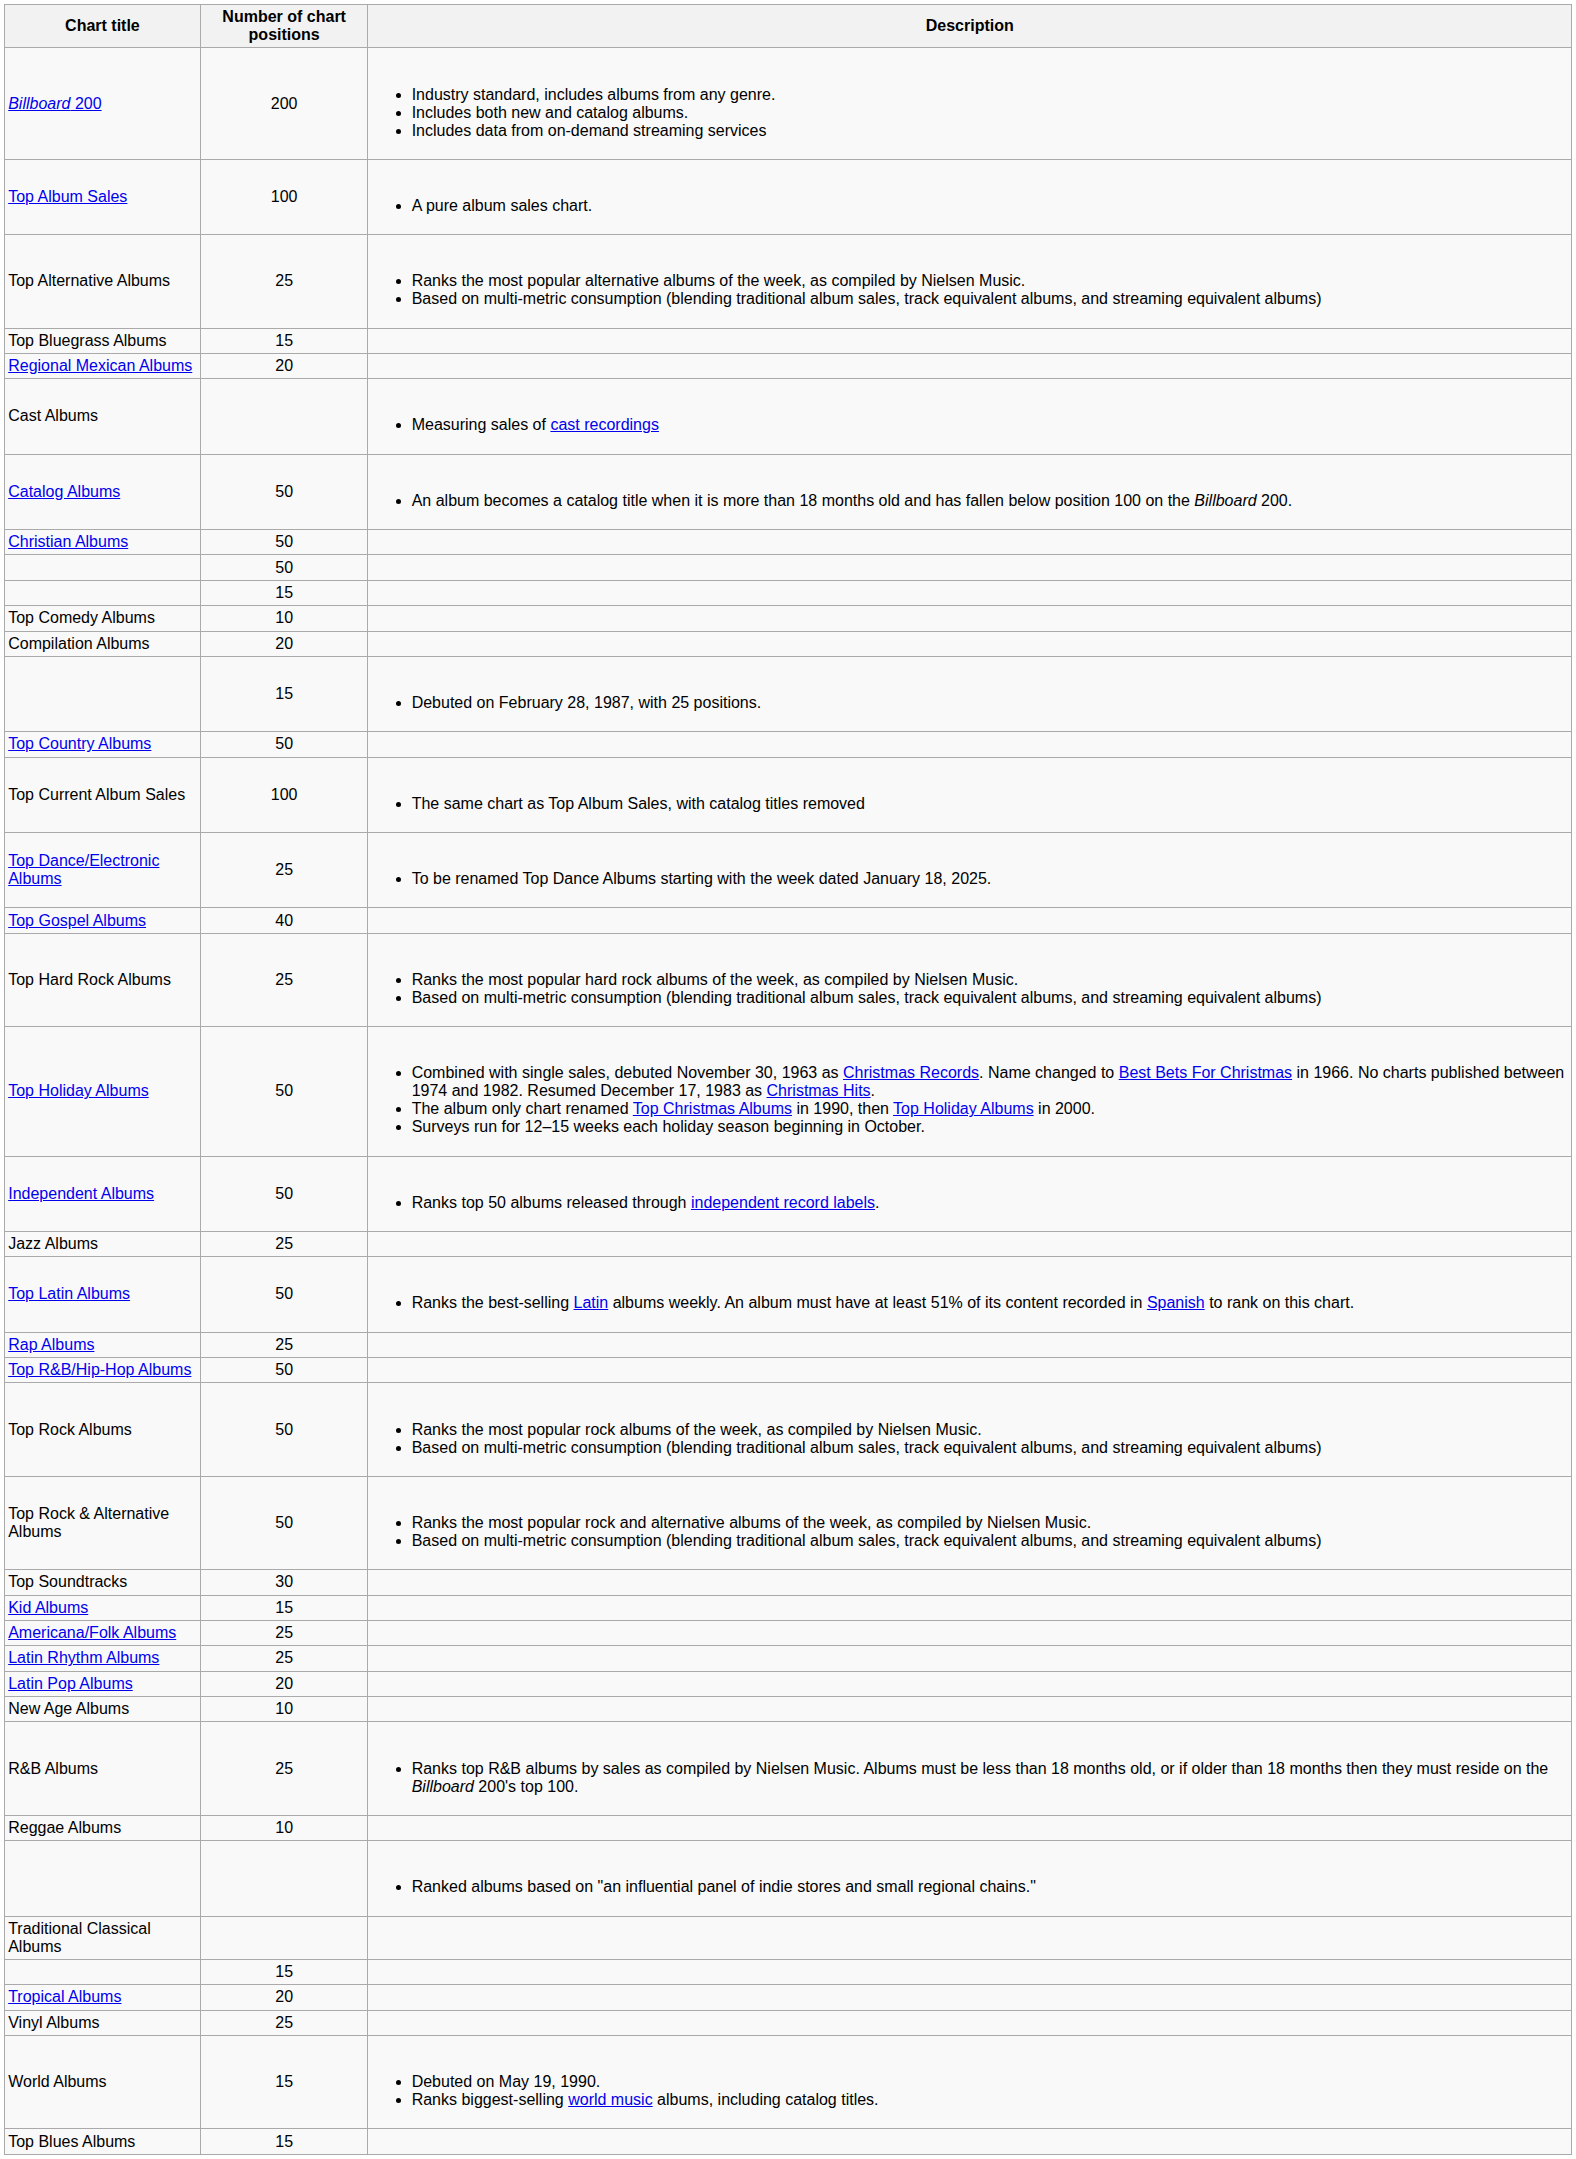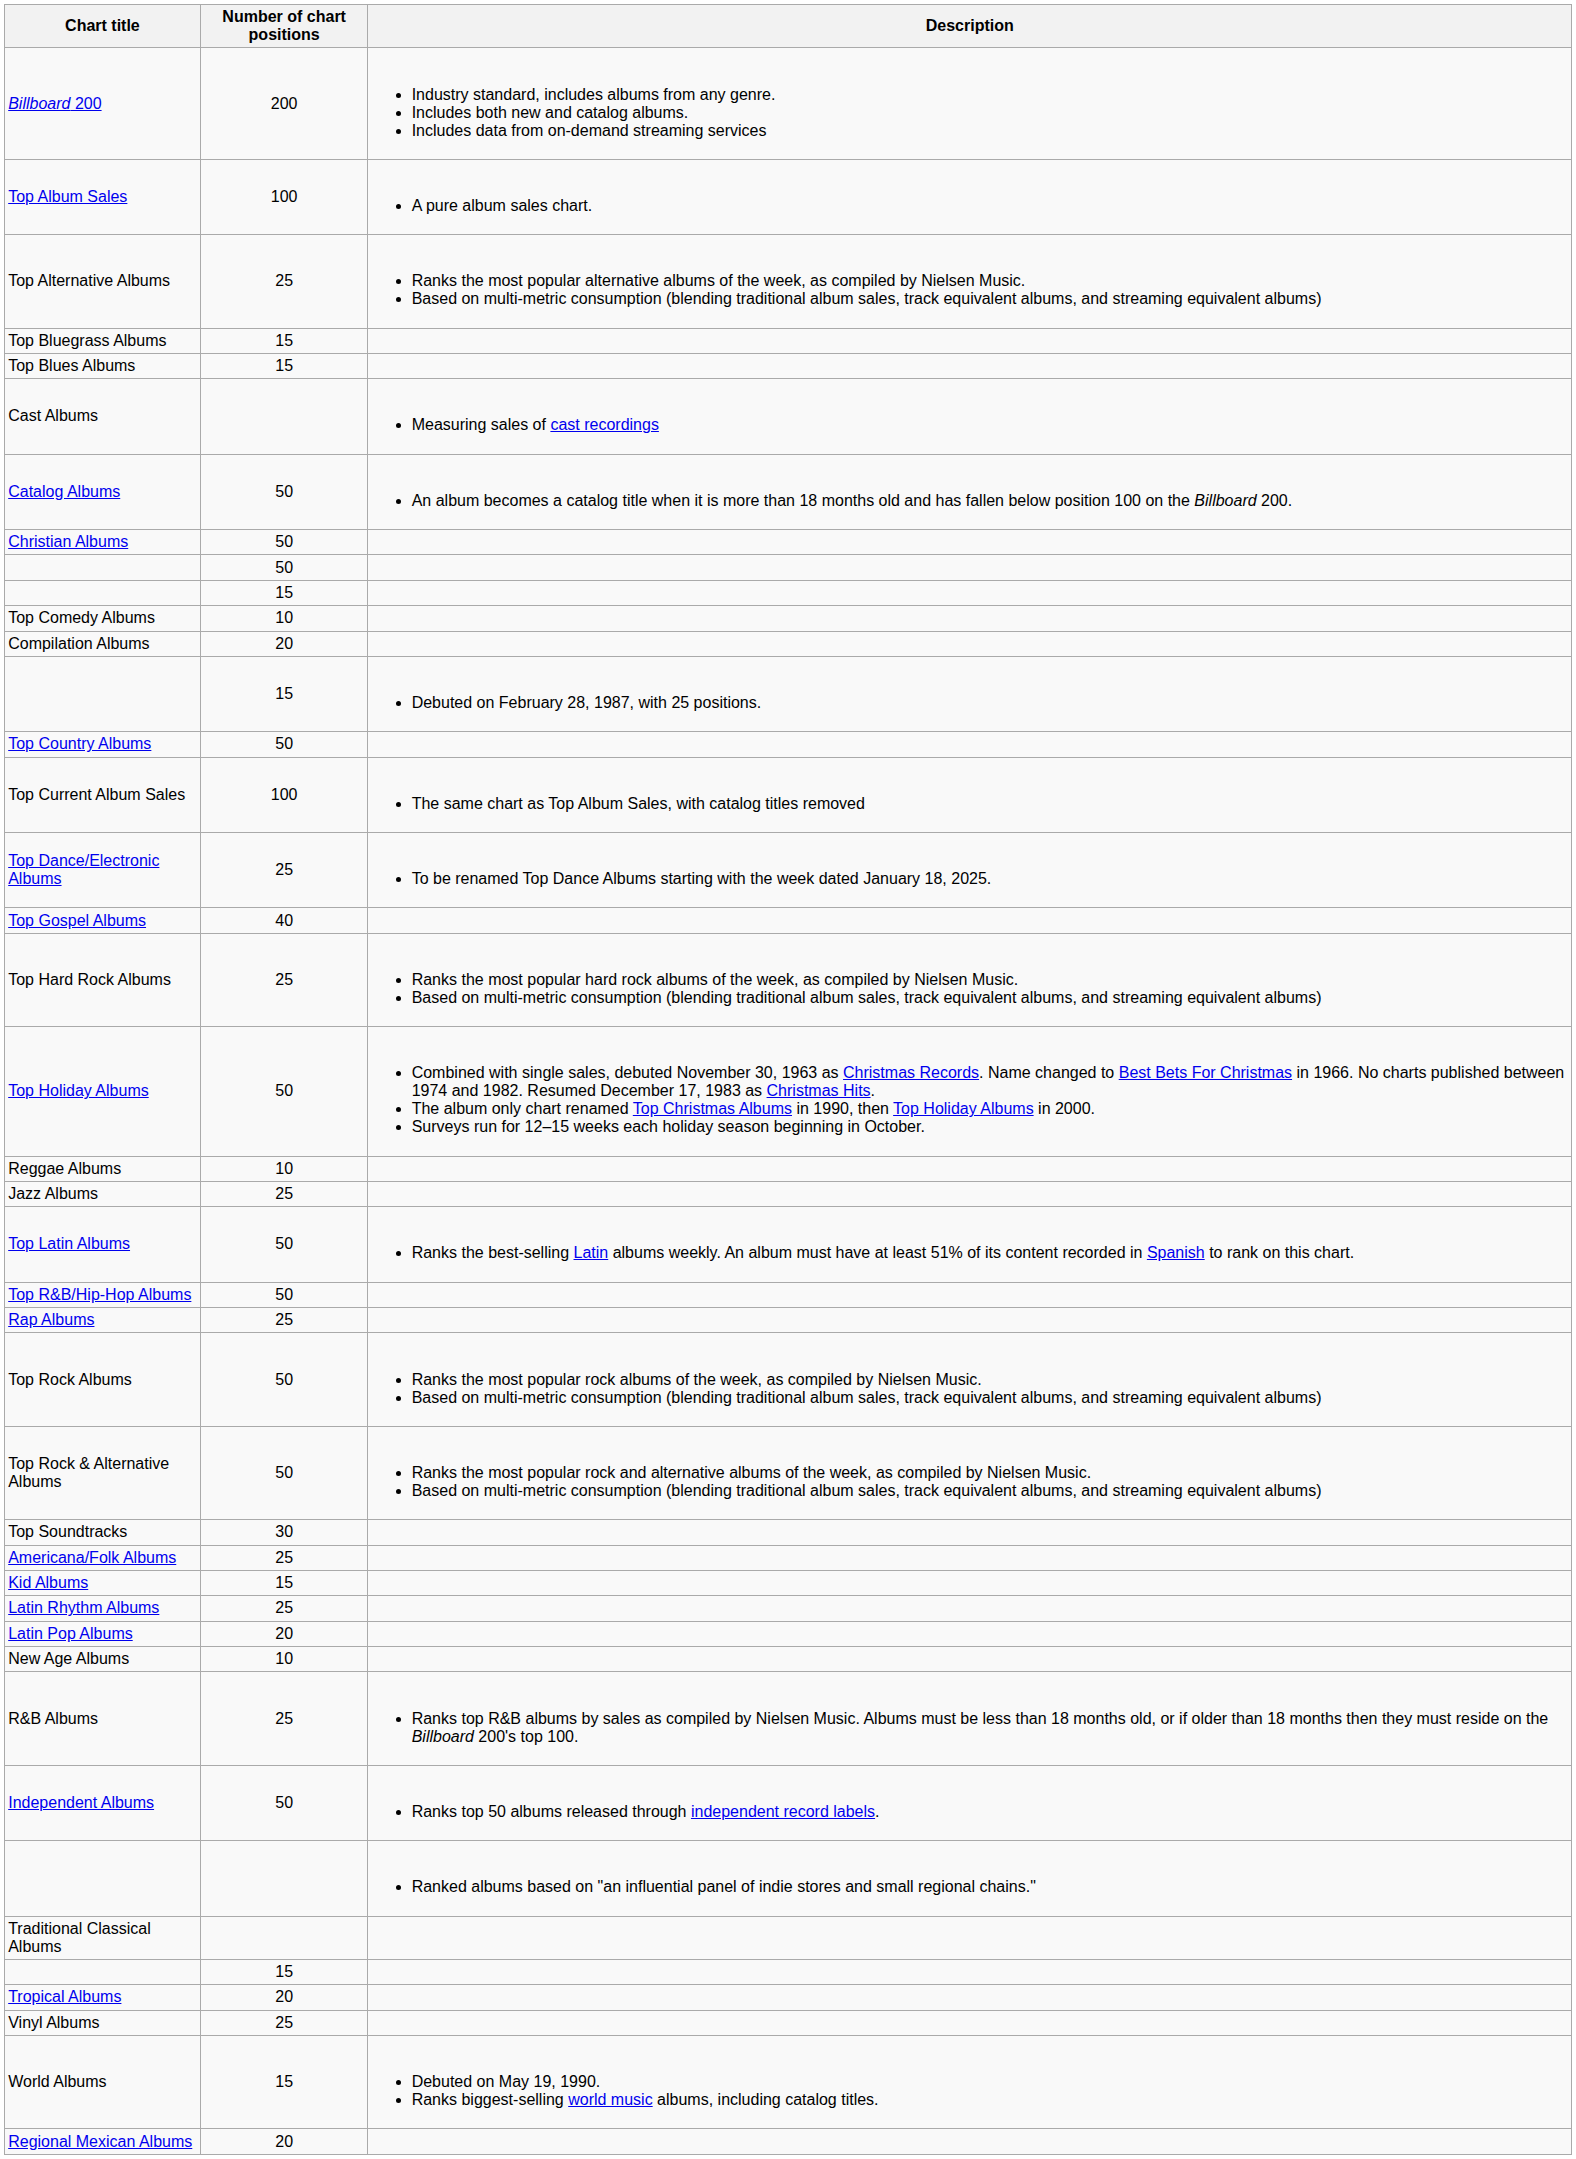rows swapped: (72, 2141) <-> (100, 366)
rows swapped: (81, 1193) <-> (65, 1827)
rows swapped: (100, 1370) <-> (51, 1344)
rows swapped: (92, 1633) <-> (48, 1607)
